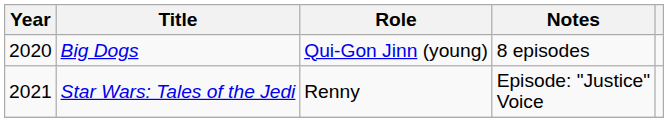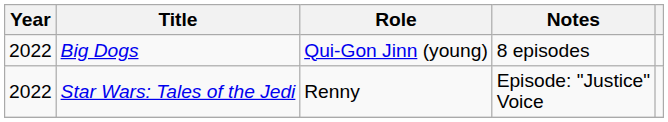(30, 50) 2020 -> (30, 50) 2022
(30, 91) 2021 -> (30, 91) 2022
